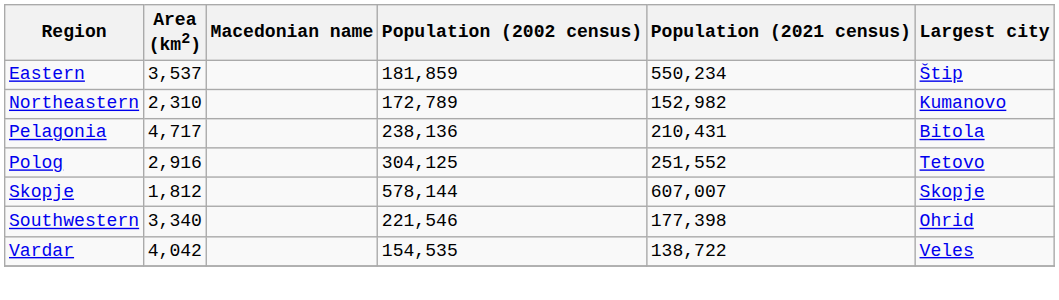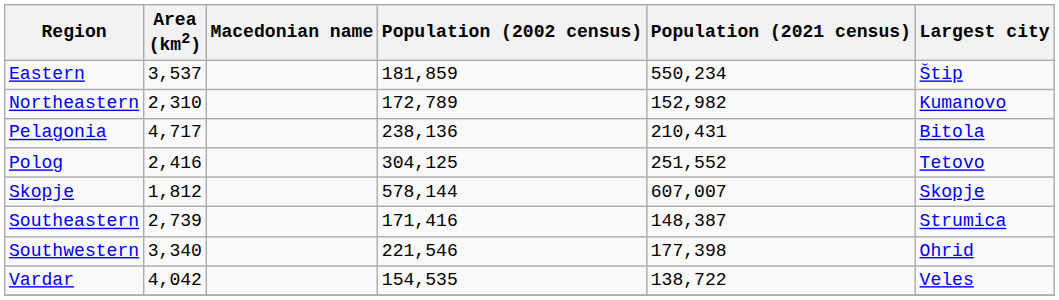(175, 163) 2,916 -> (175, 163) 2,416
+ row: (74, 222)
